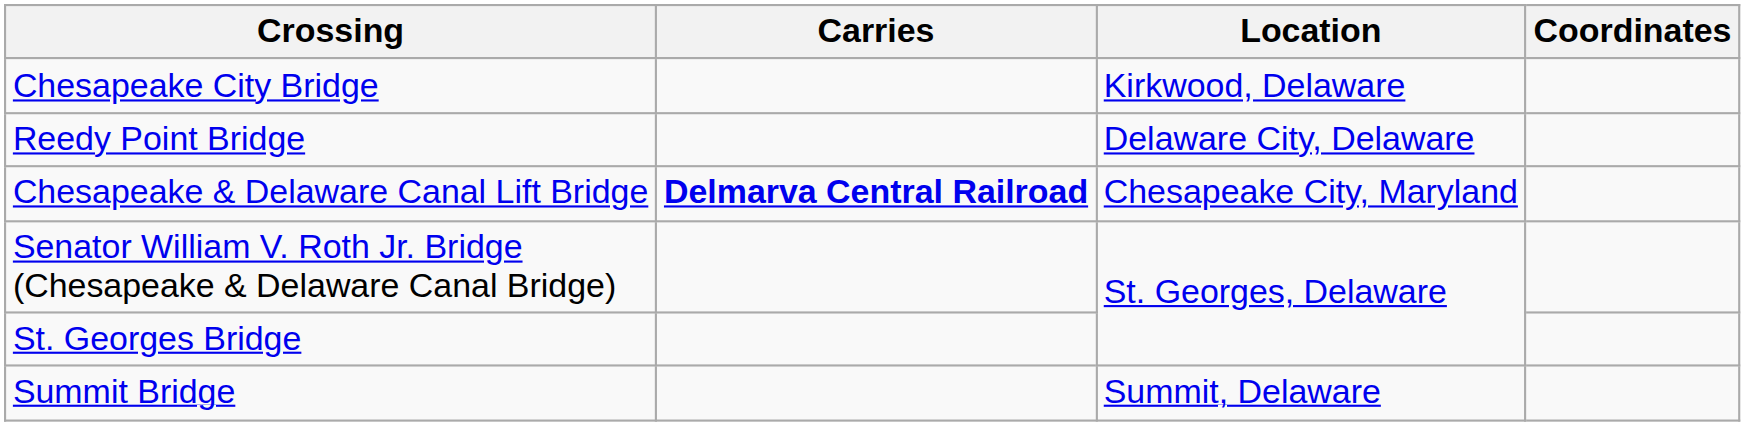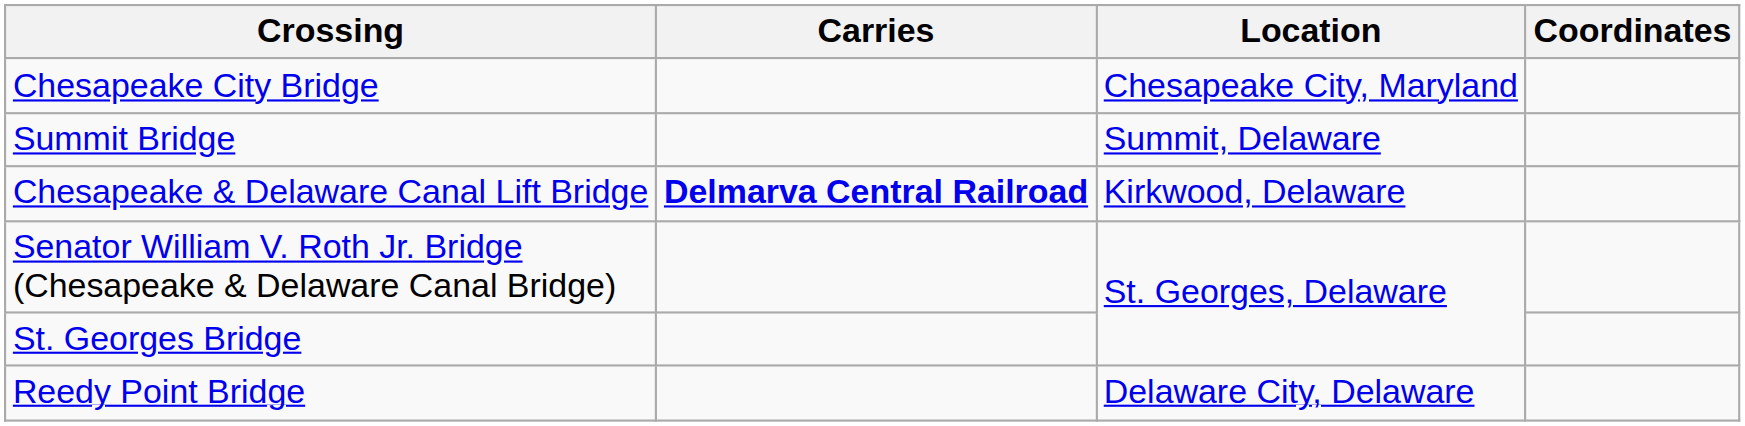(1255, 85) Kirkwood, Delaware -> (1311, 85) Chesapeake City, Maryland
rows swapped: (124, 392) <-> (159, 138)
(1311, 192) Chesapeake City, Maryland -> (1255, 192) Kirkwood, Delaware
